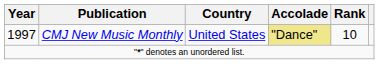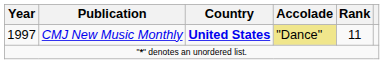(227, 34) normal -> (229, 34) bold
(350, 34) 10 -> (355, 34) 11
